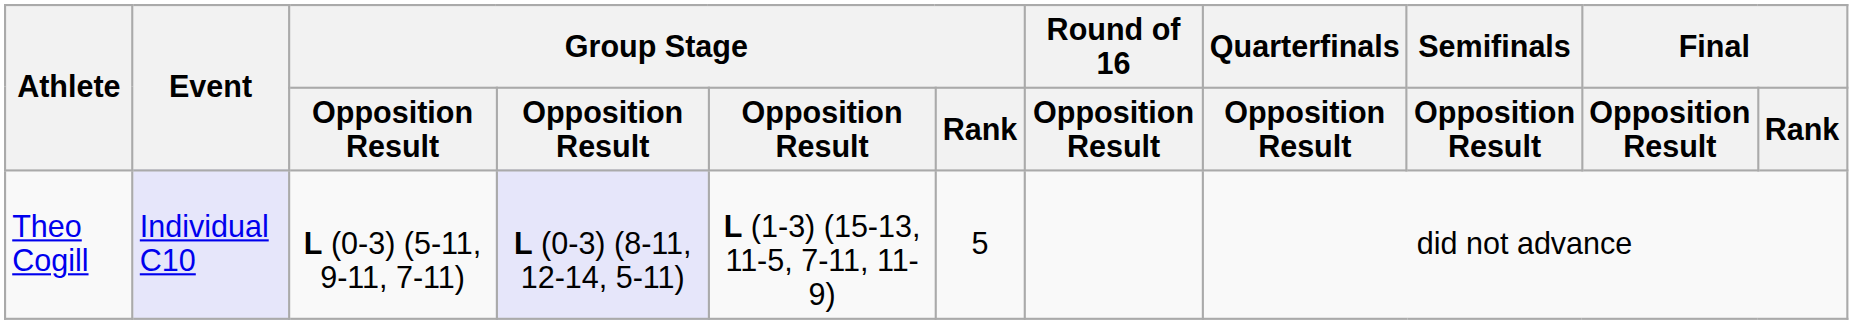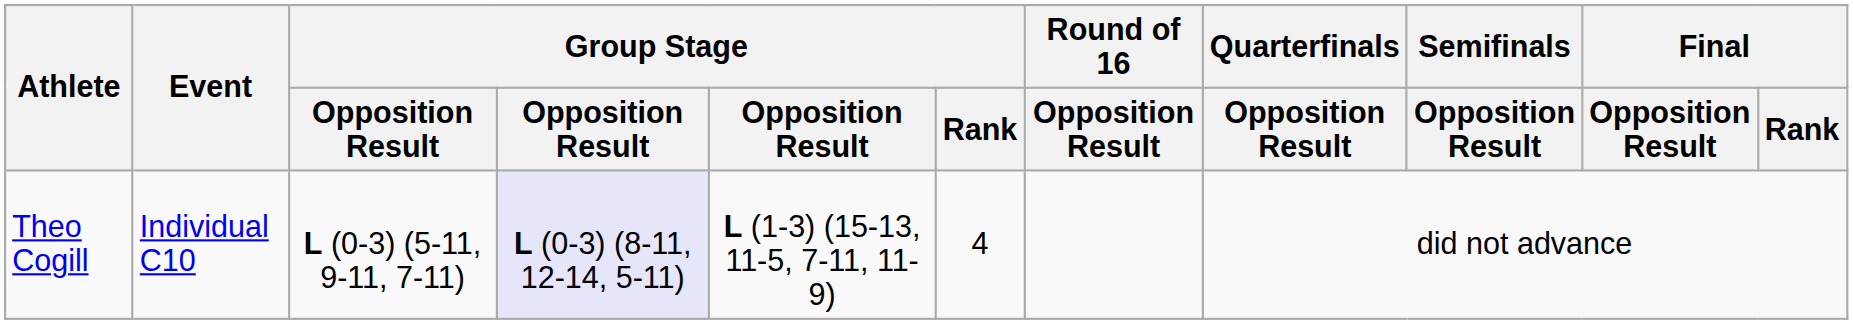(204, 245) lavender background -> (204, 245) no background
(980, 245) 5 -> (980, 245) 4
